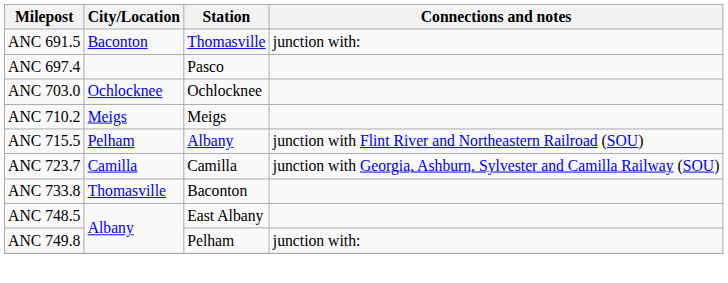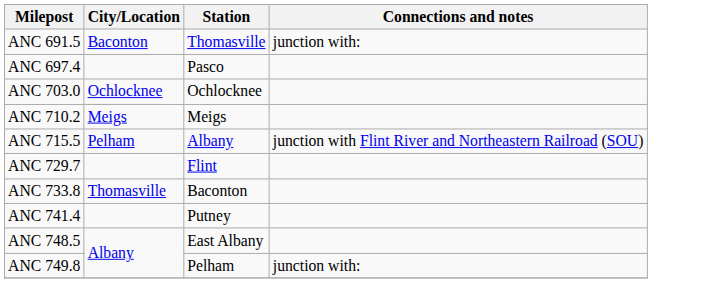- row: (44, 166)
+ row: (44, 166)
+ row: (44, 215)
